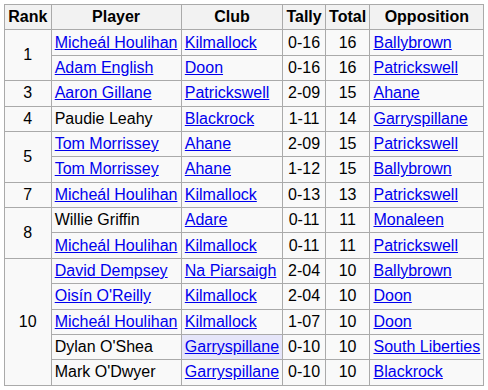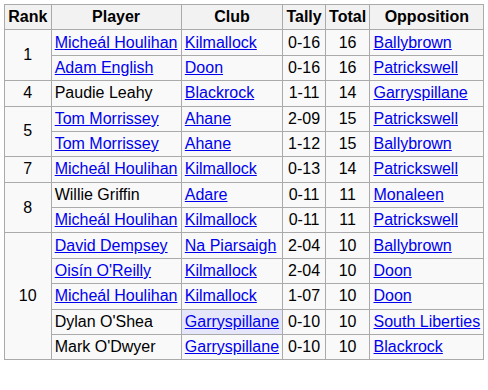- row: (103, 93)
(348, 194) 13 -> (348, 169) 14
